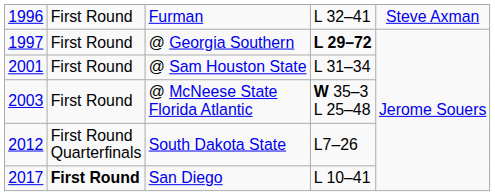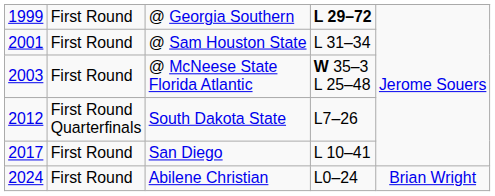- row: (176, 17)
(26, 42) 1997 -> (26, 17) 1999
(95, 178) bold -> (92, 153) normal
+ row: (209, 178)
